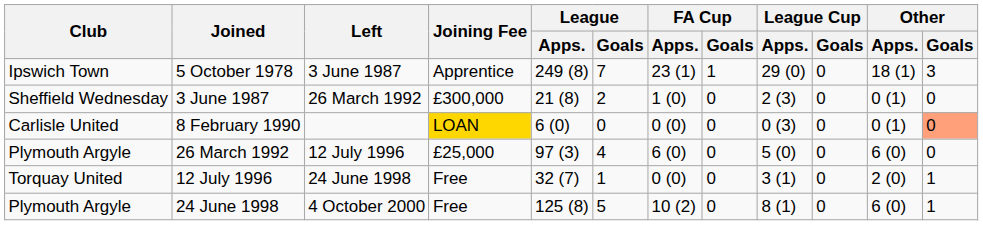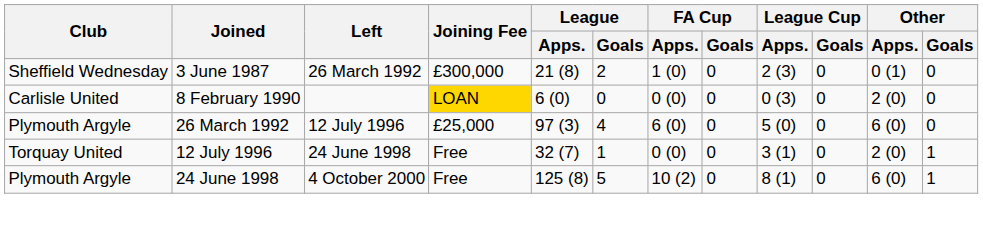- row: (234, 71)
(889, 125) 0 (1) -> (889, 98) 2 (0)
(931, 125) lightsalmon background -> (931, 98) no background
